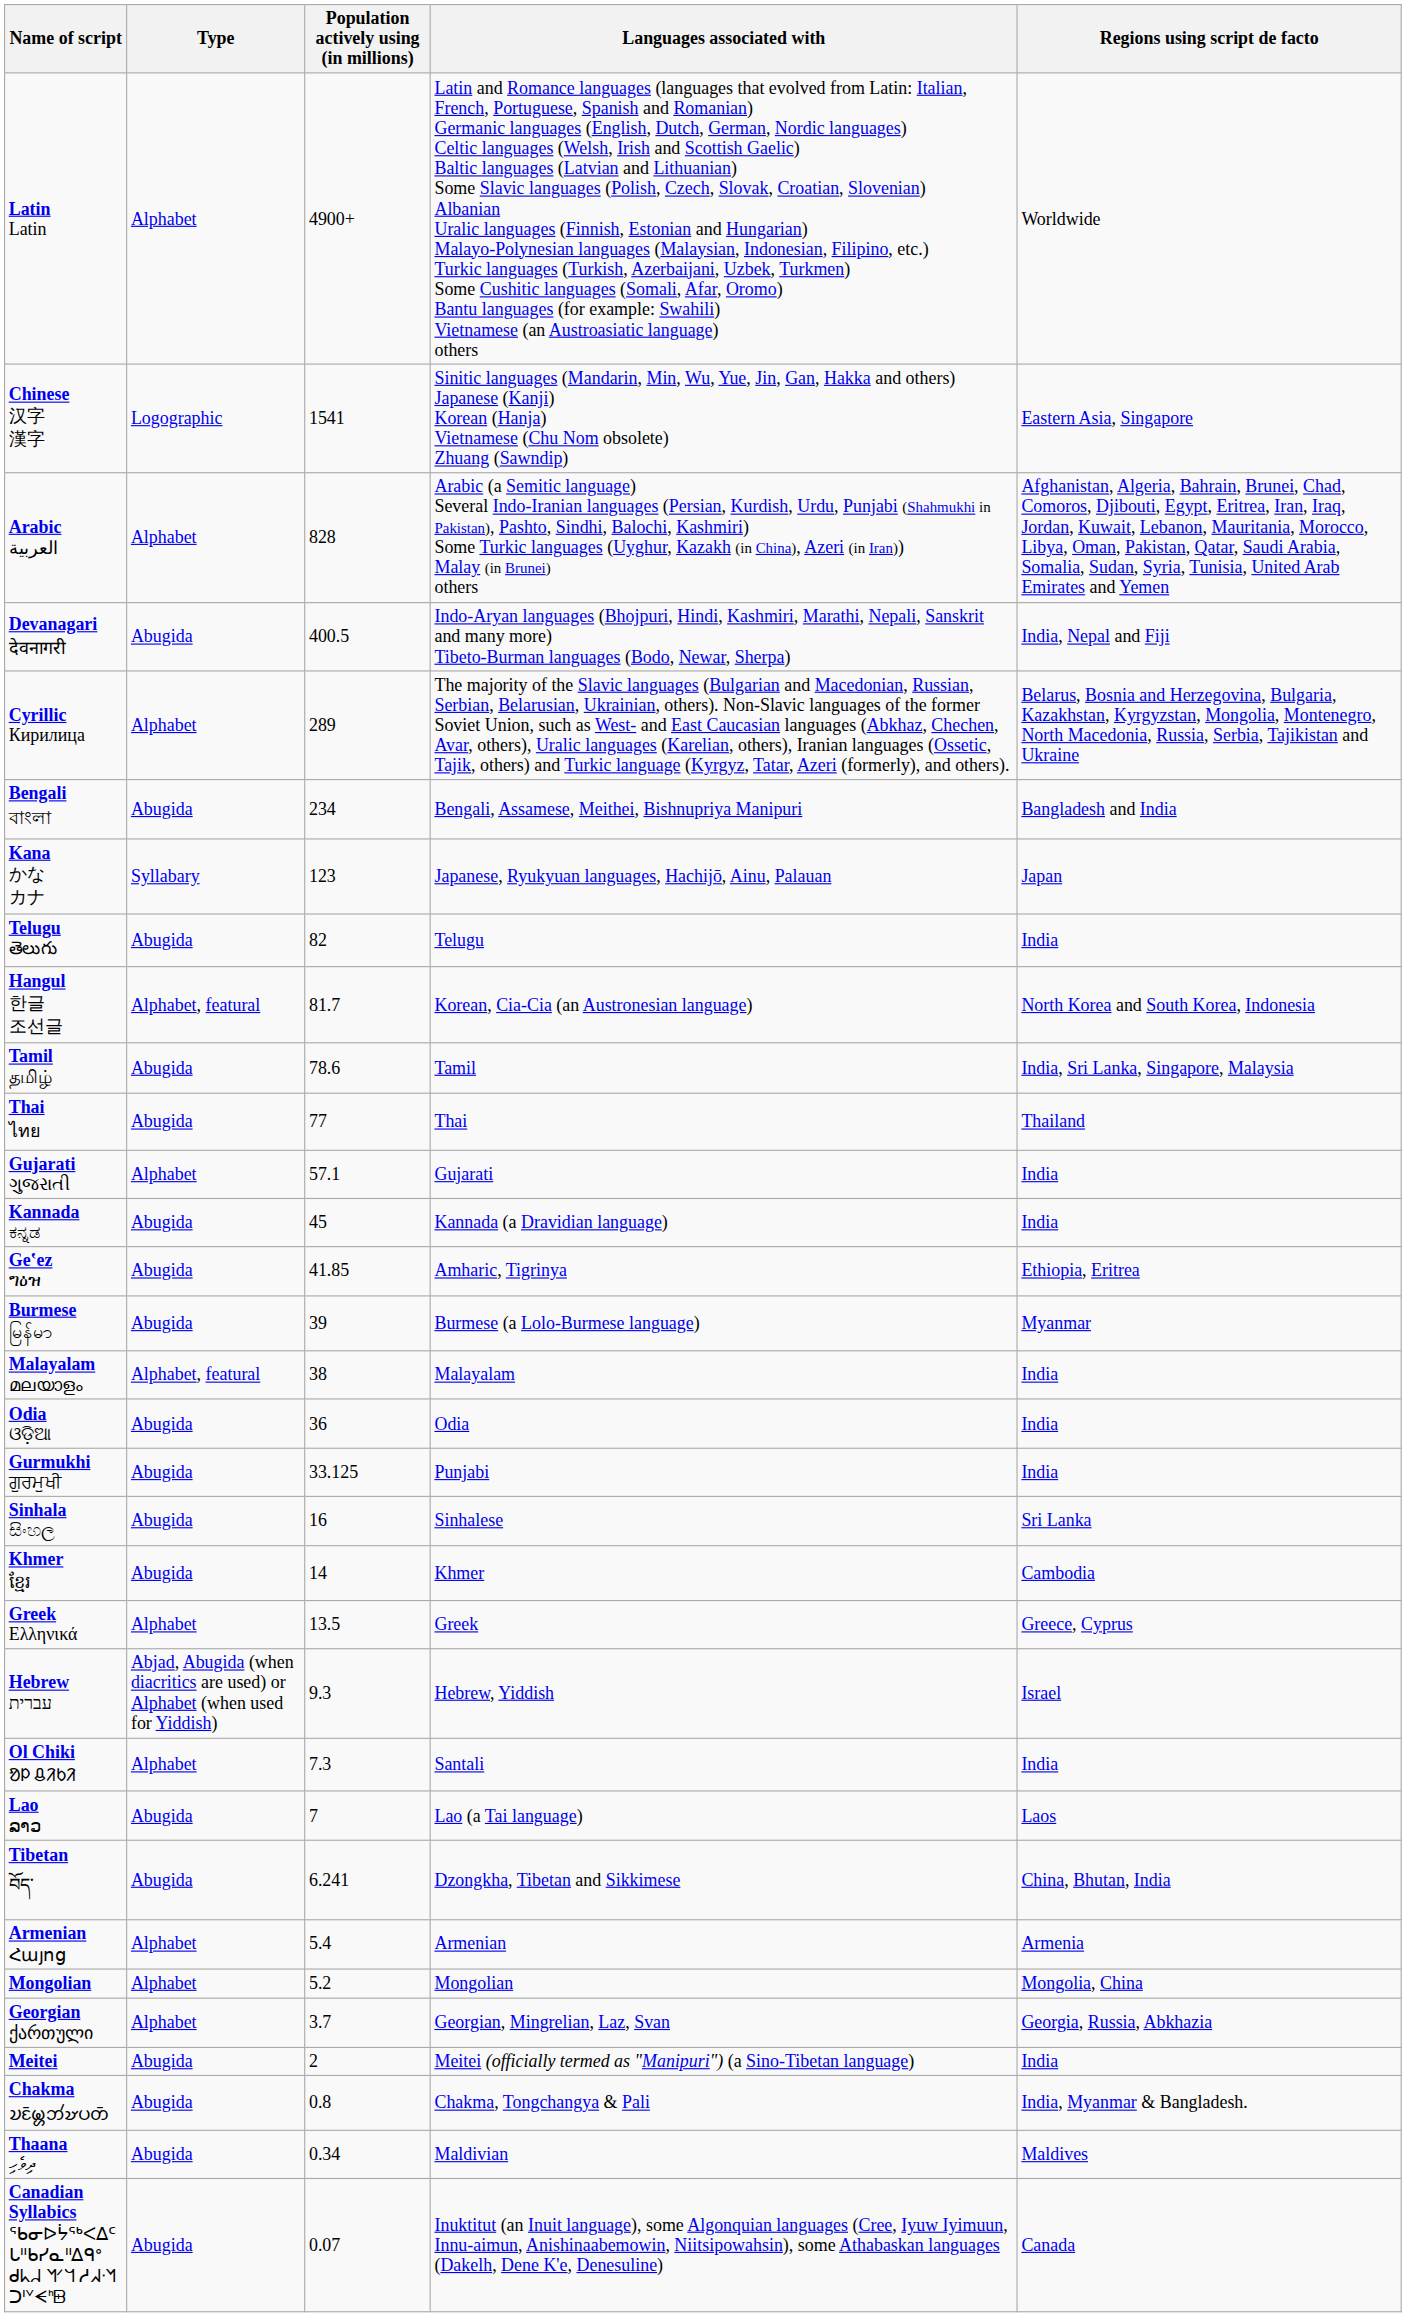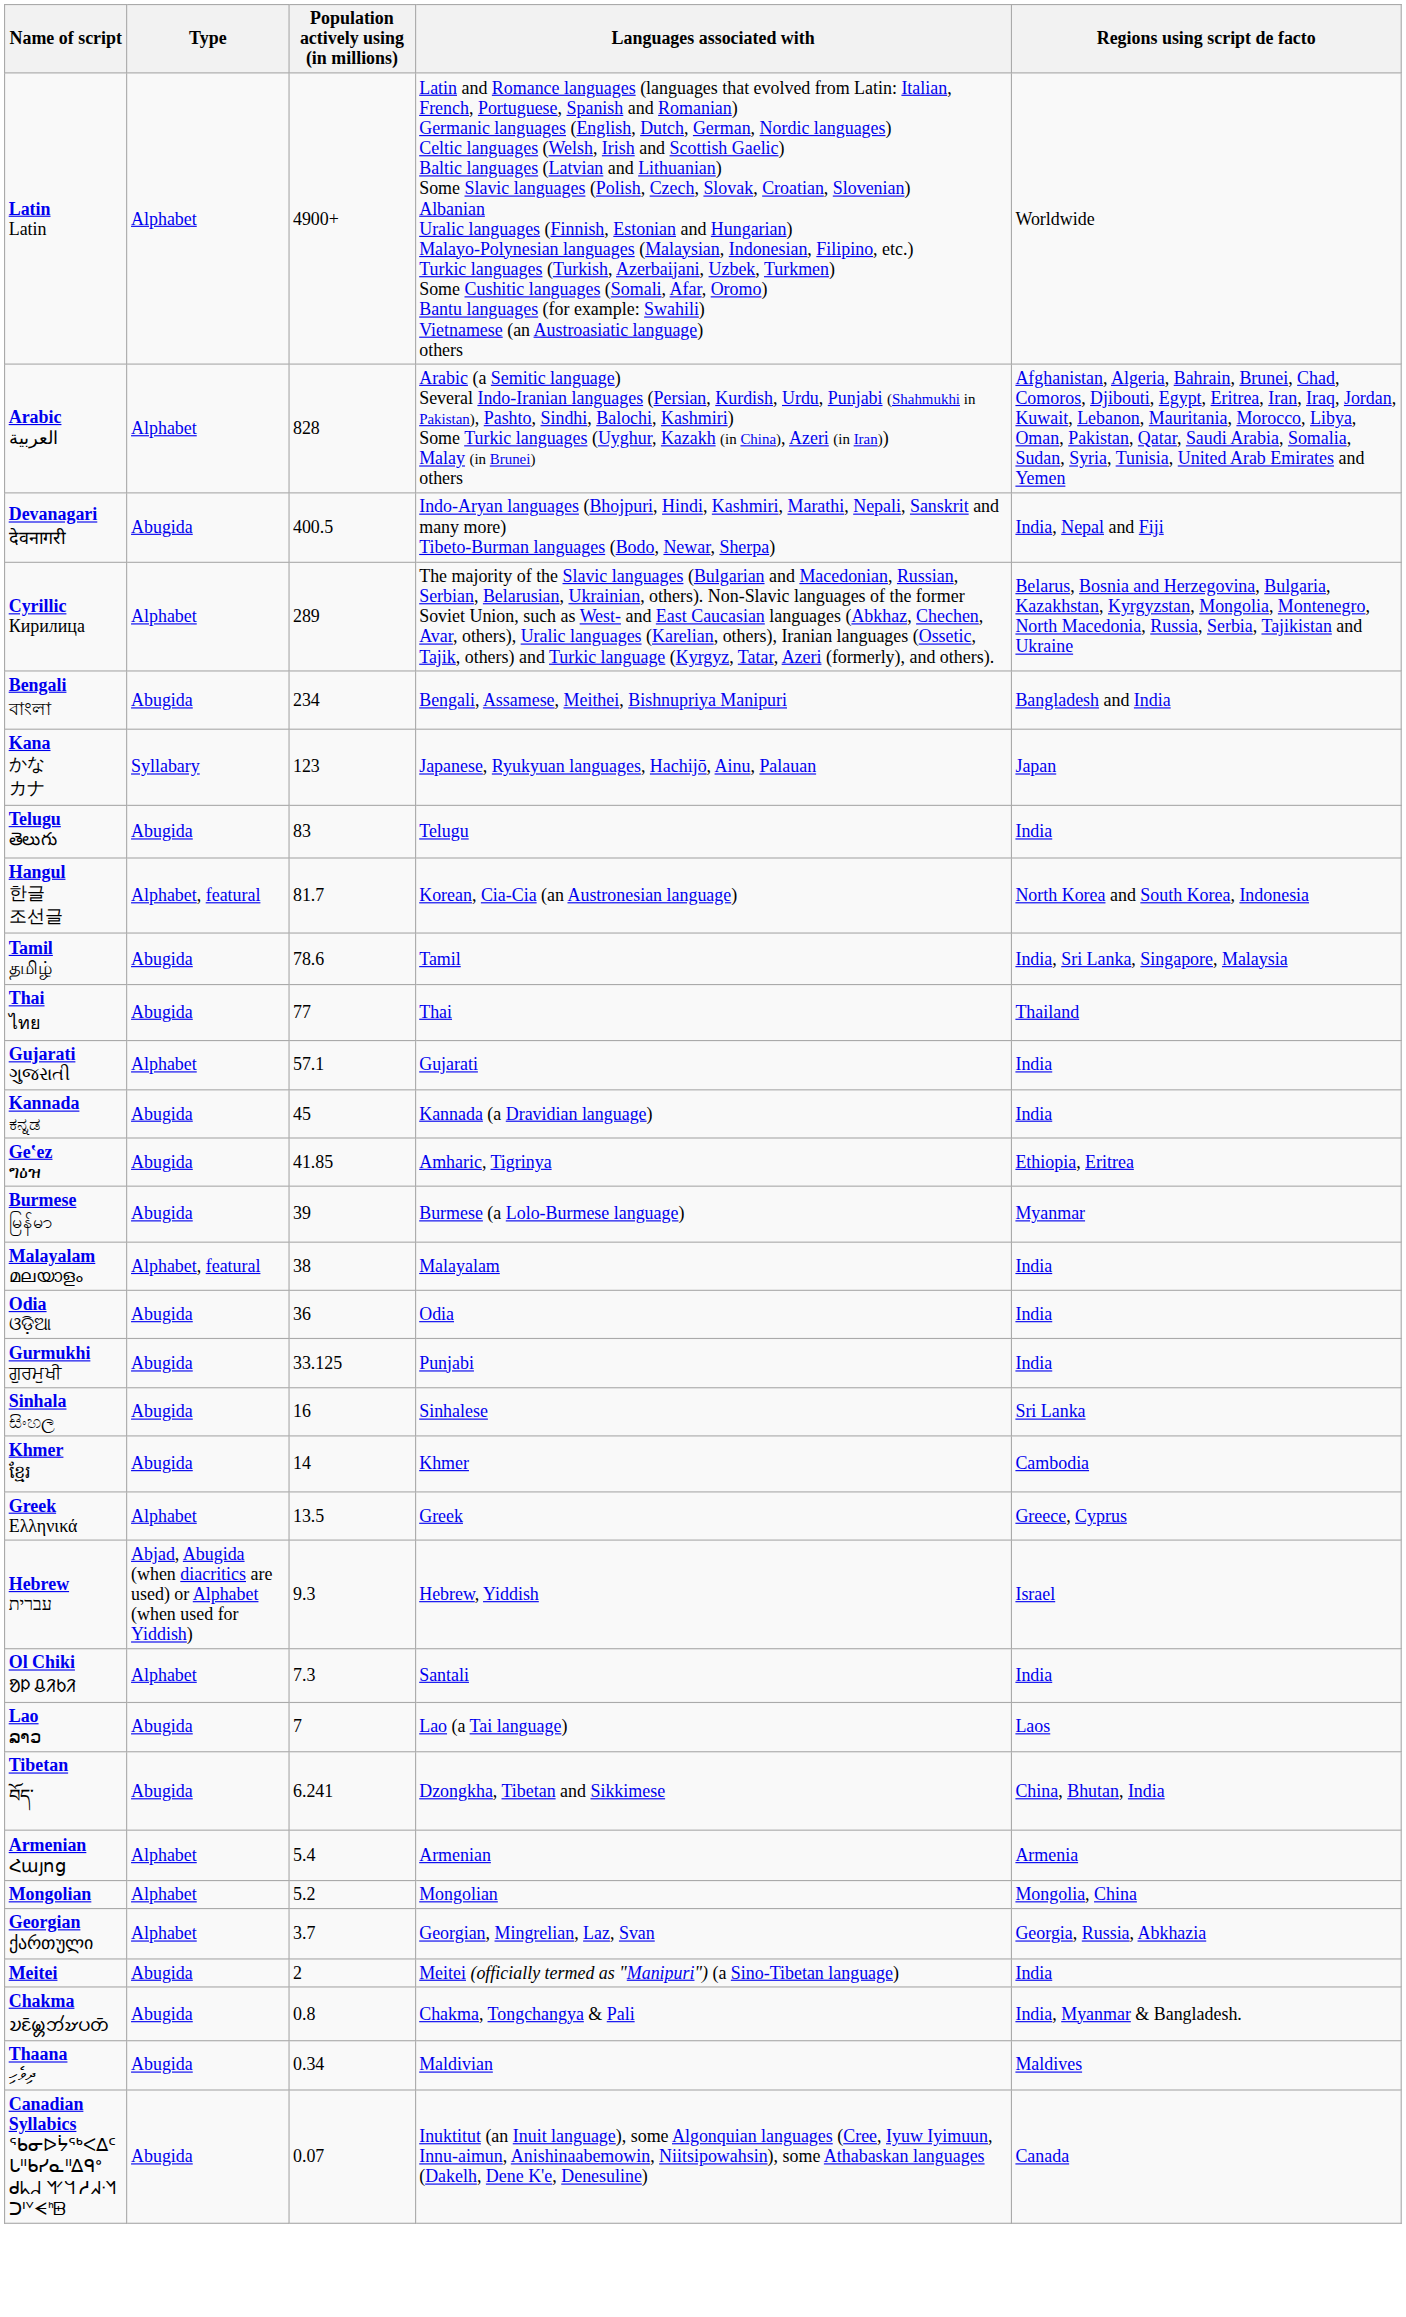- row: (39, 417)
(318, 940) 82 -> (302, 831) 83
